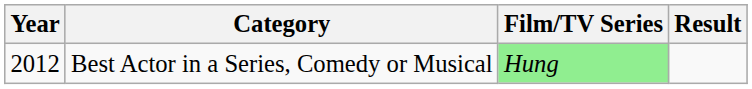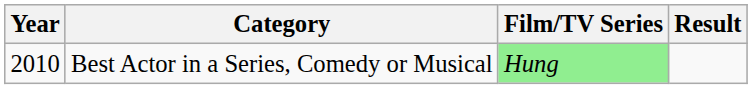(35, 63) 2012 -> (35, 63) 2010
